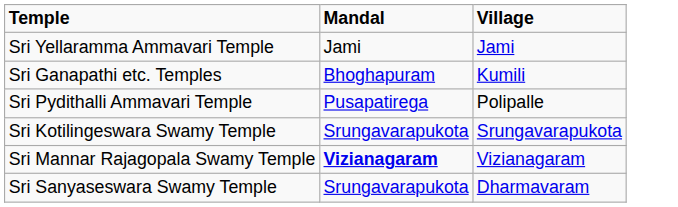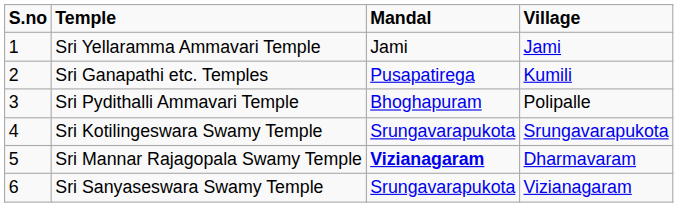+ column: (28, 18)
(379, 74) Bhoghapuram -> (423, 74) Pusapatirega
(376, 103) Pusapatirega -> (426, 103) Bhoghapuram
(531, 159) Vizianagaram -> (580, 159) Dharmavaram
(533, 187) Dharmavaram -> (578, 187) Vizianagaram
